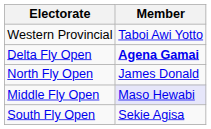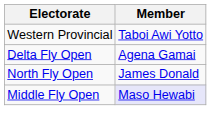(159, 54) bold -> (157, 54) normal
- row: (51, 114)
